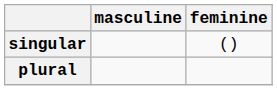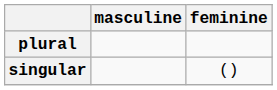rows swapped: (48, 44) <-> (47, 71)
